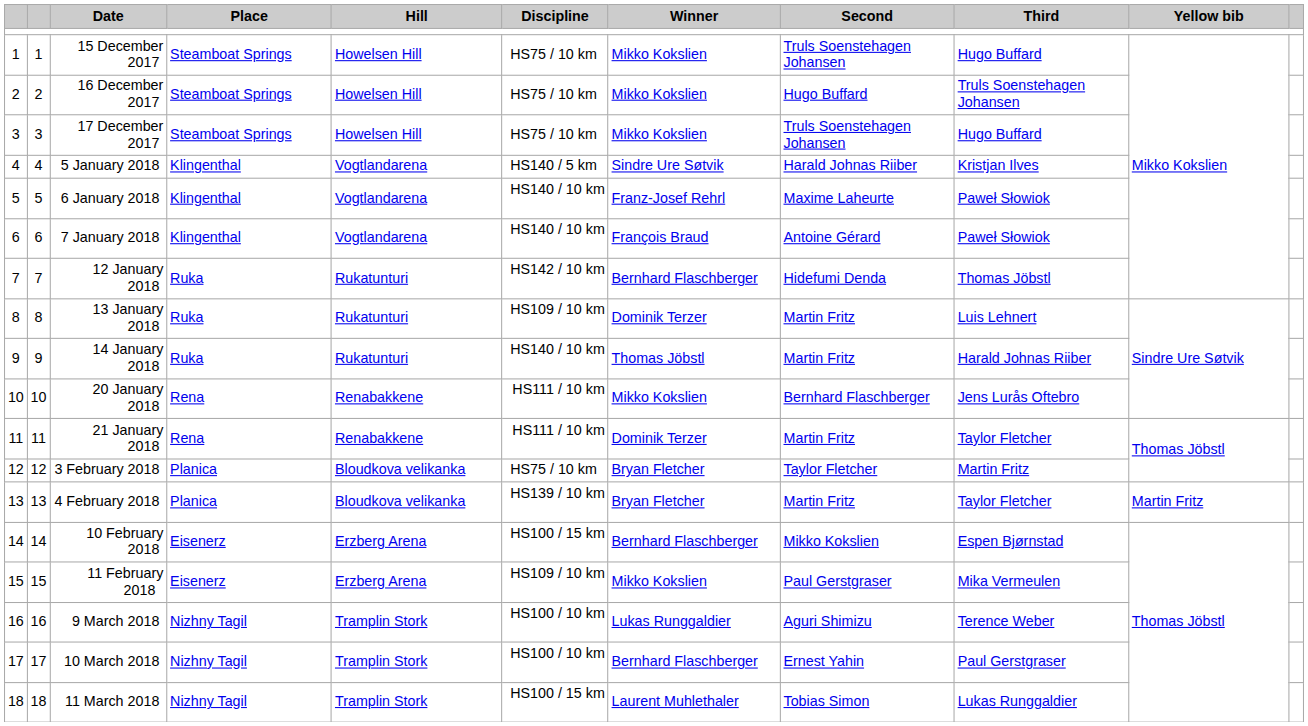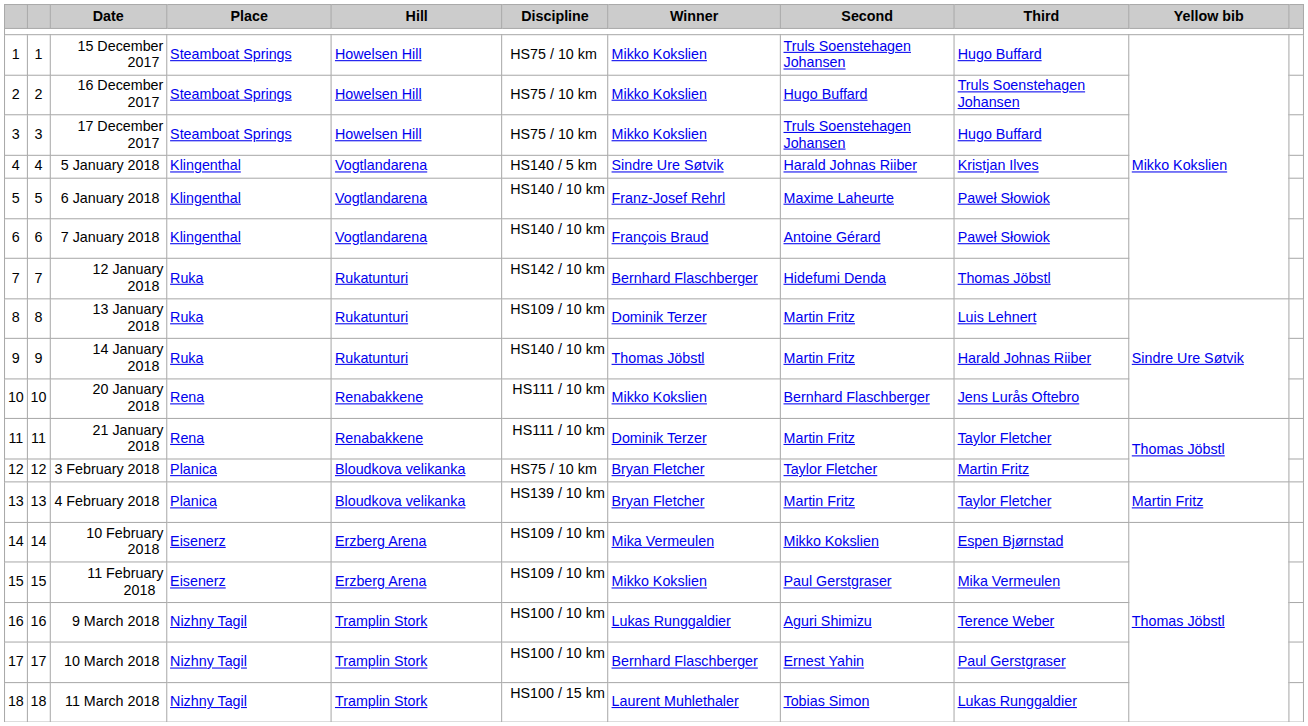(557, 541) HS100 / 15 km -> (557, 541) HS109 / 10 km
(685, 541) Bernhard Flaschberger -> (663, 541) Mika Vermeulen
